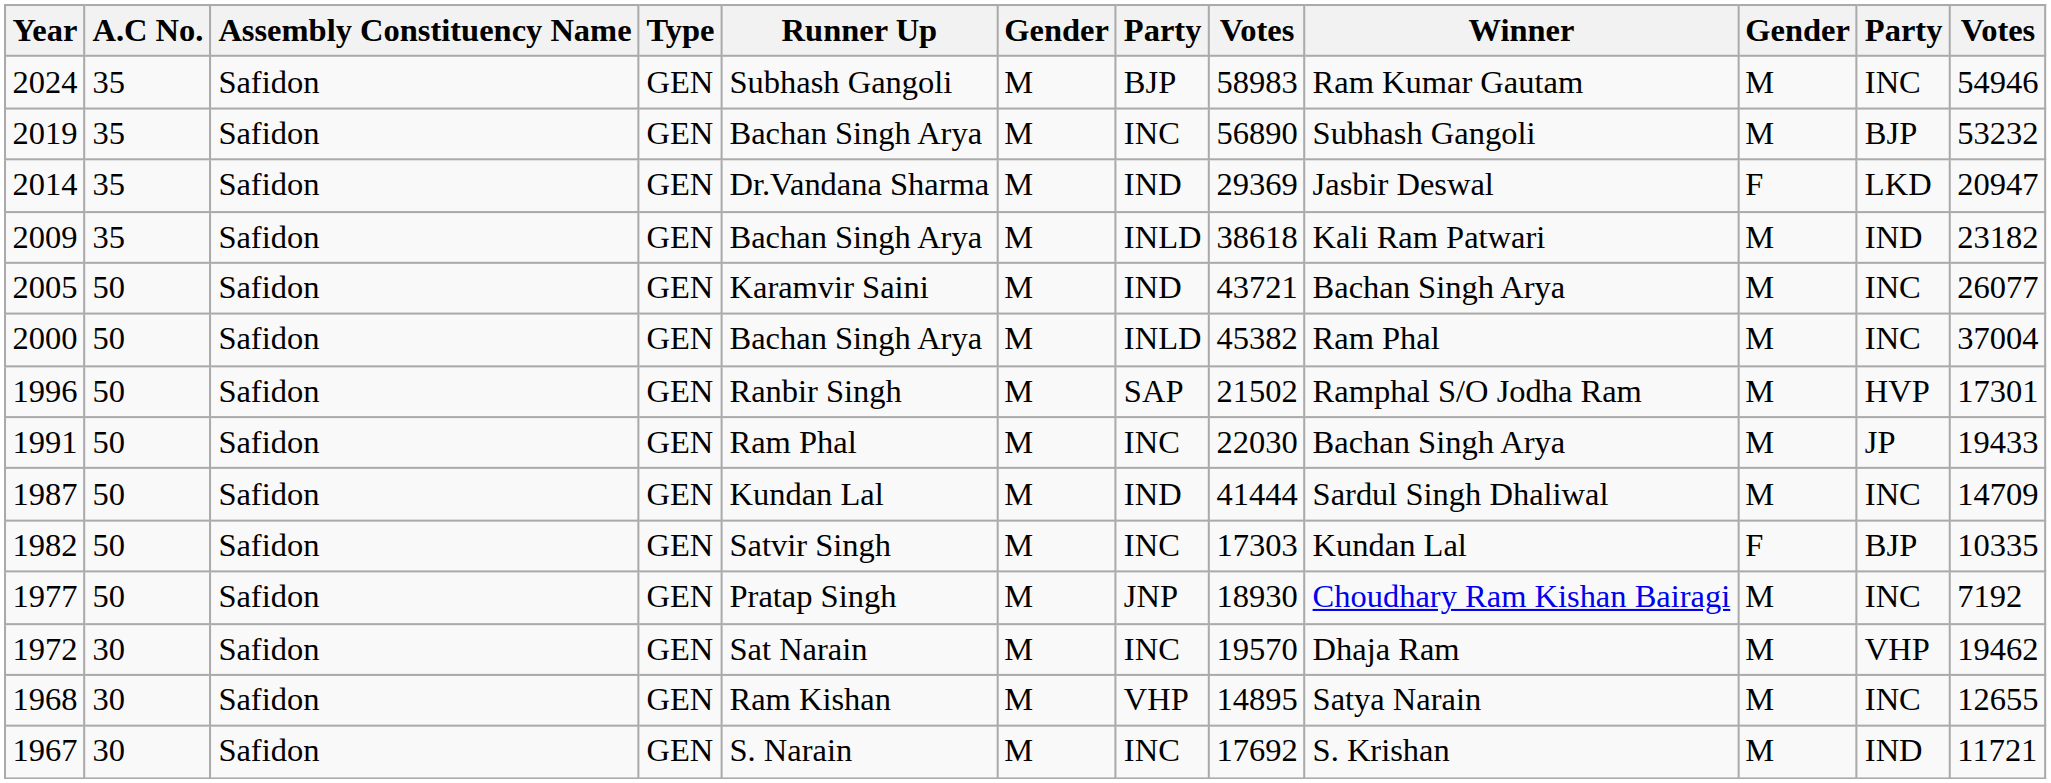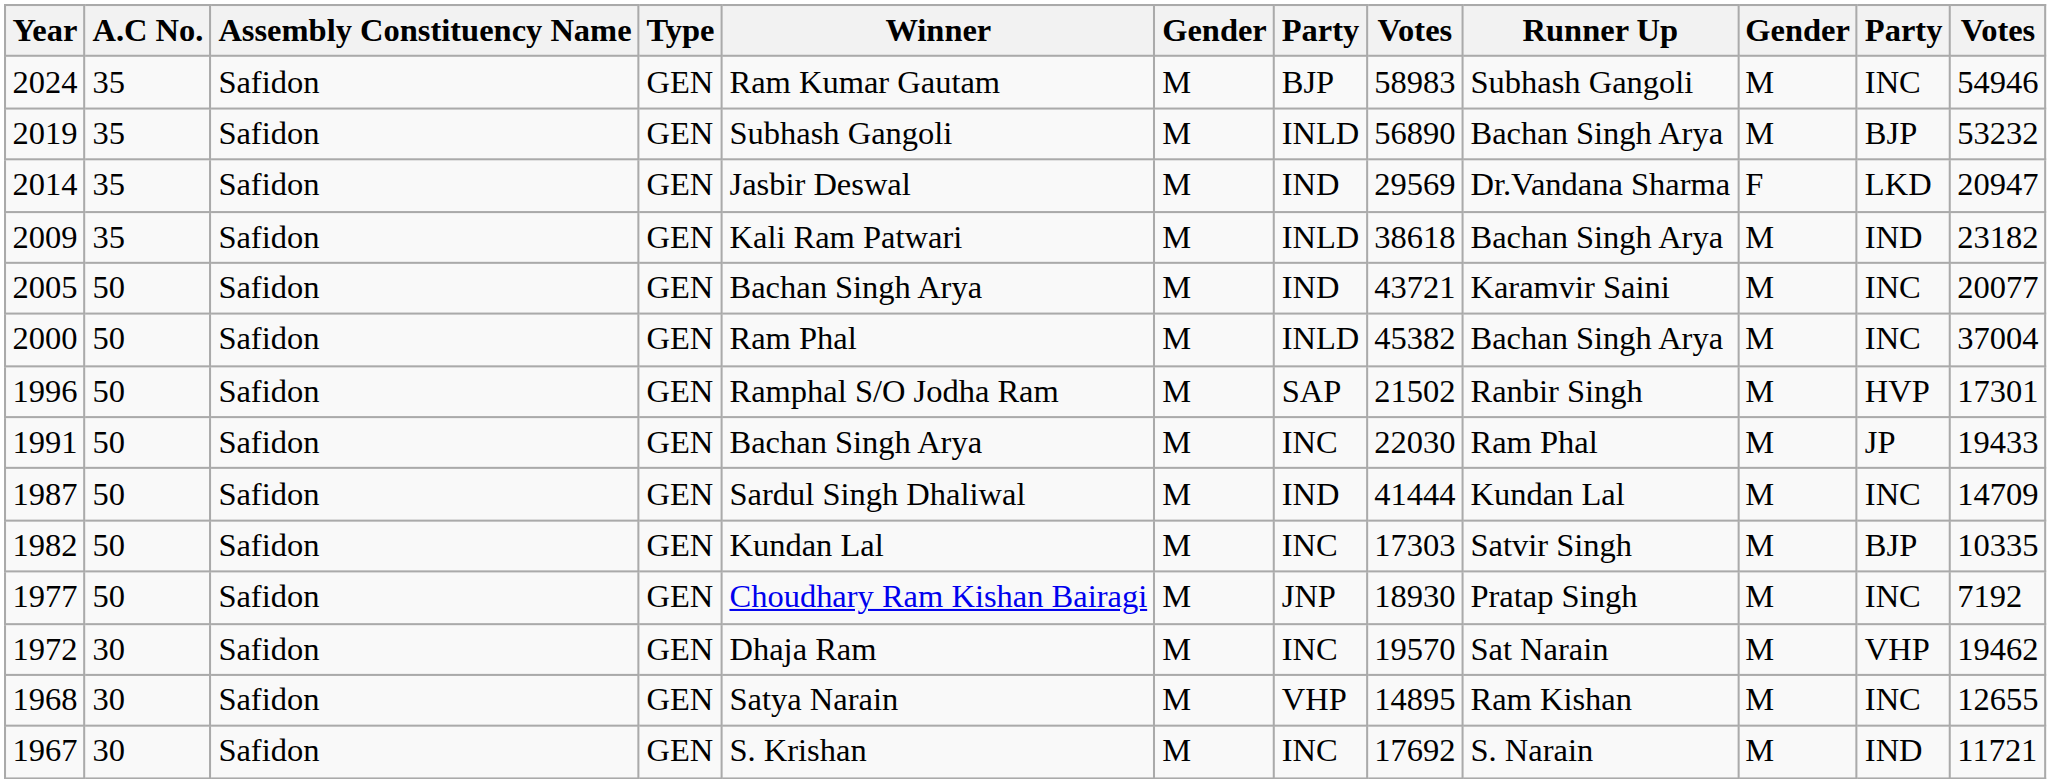columns swapped: (1521, 30) <-> (859, 30)
(1152, 133) INC -> (1321, 133) INLD
(1257, 184) 29369 -> (1415, 184) 29569
(1998, 287) 26077 -> (1998, 287) 20077
(1754, 545) F -> (1760, 545) M
